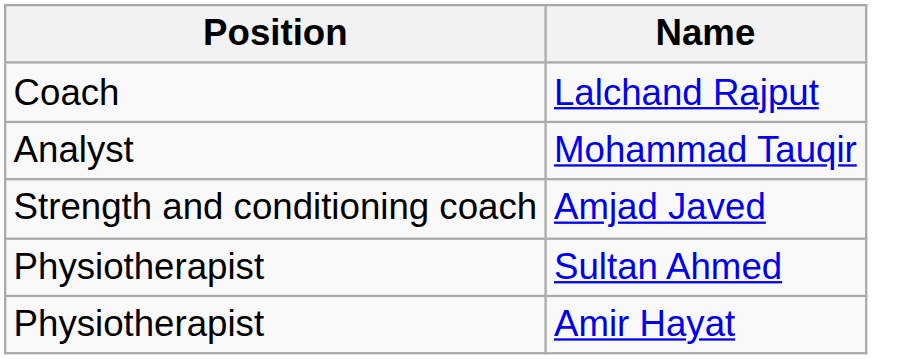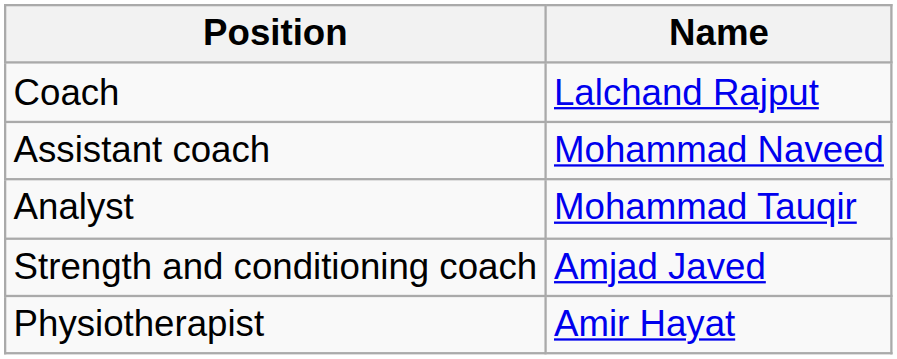+ row: (719, 149)
- row: (668, 265)
